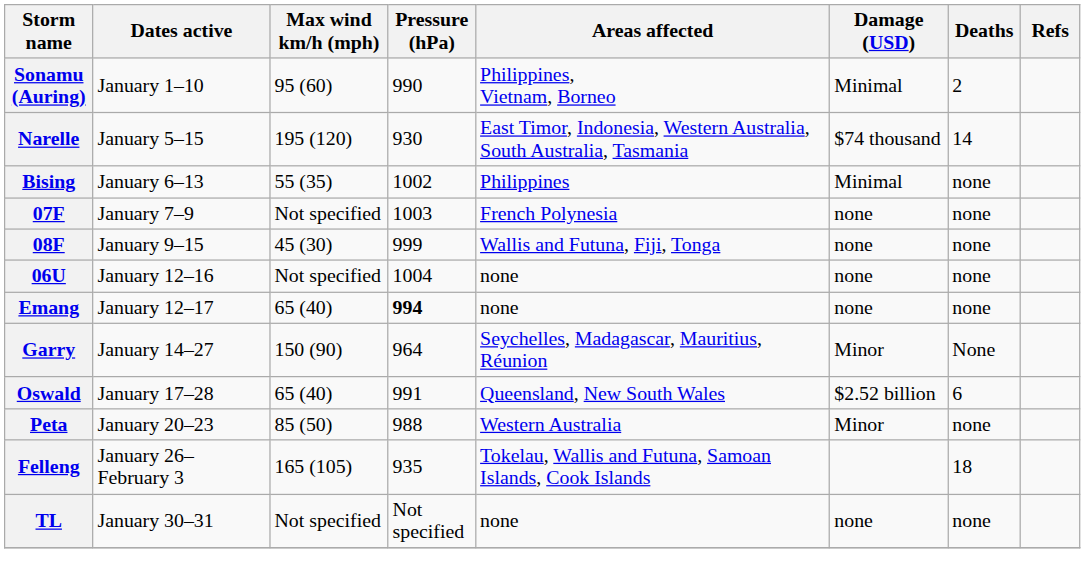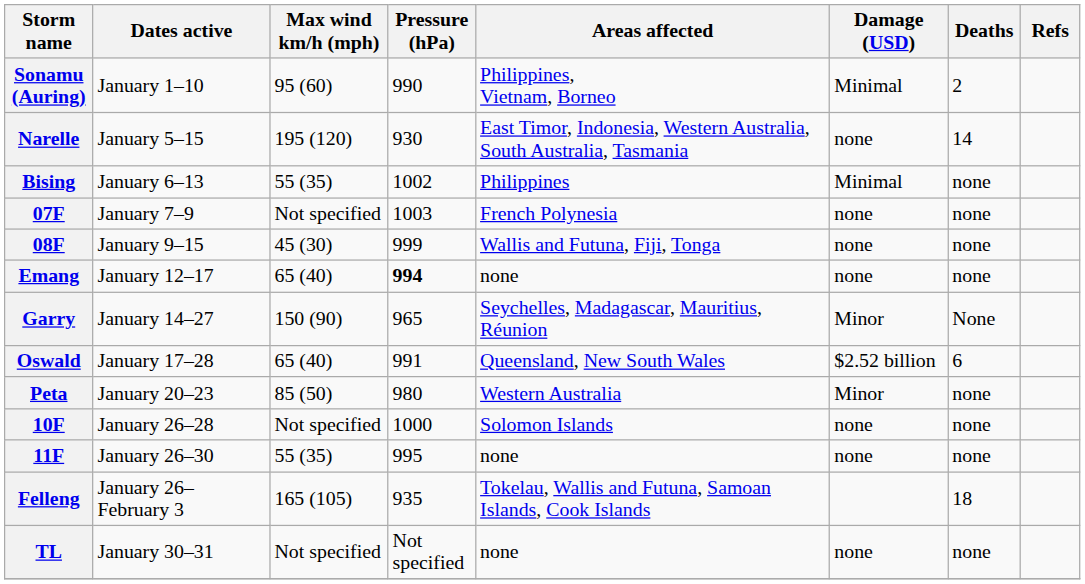(887, 138) $74 thousand -> (854, 138) none
- row: (49, 275)
(407, 350) 964 -> (407, 318) 965
(407, 424) 988 -> (407, 392) 980
+ row: (49, 424)
+ row: (49, 455)
